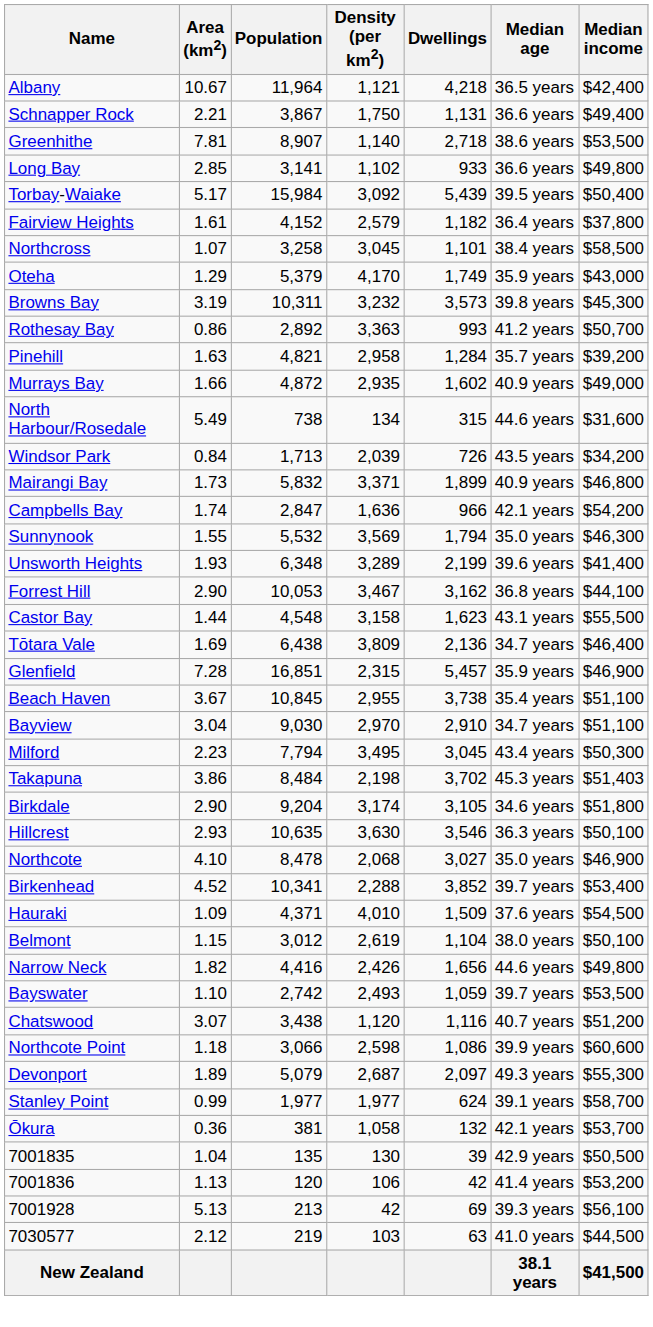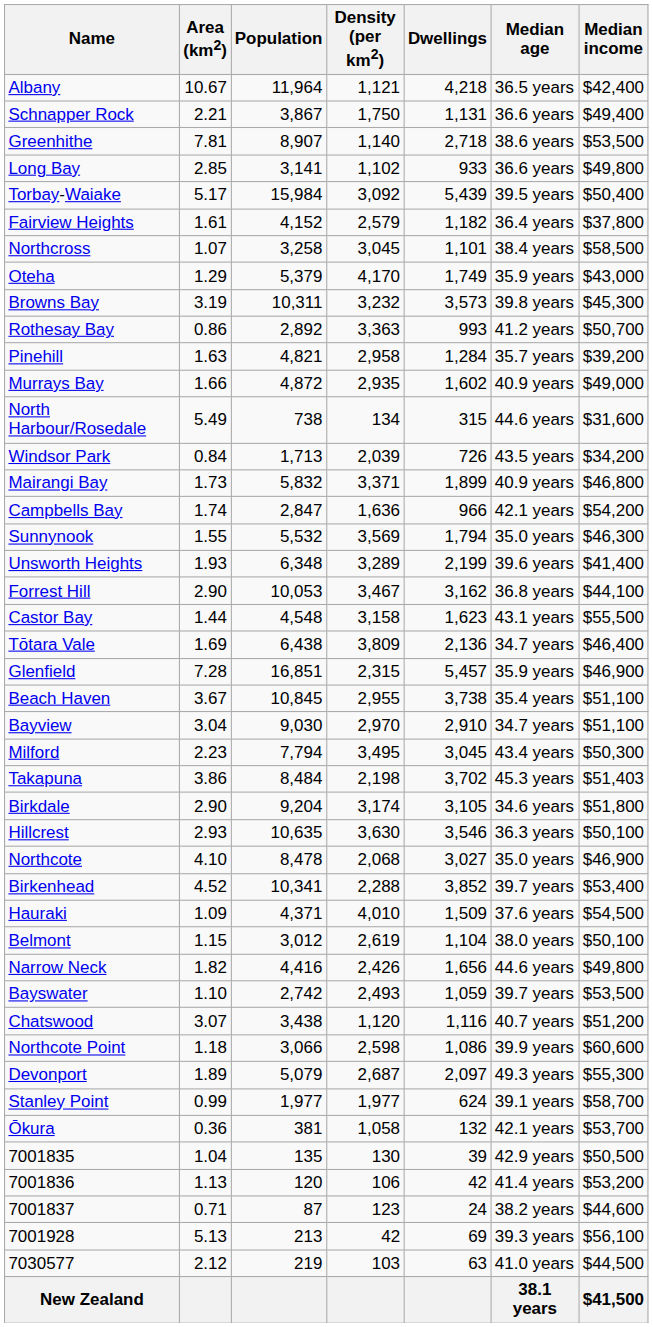+ row: (41, 1209)
